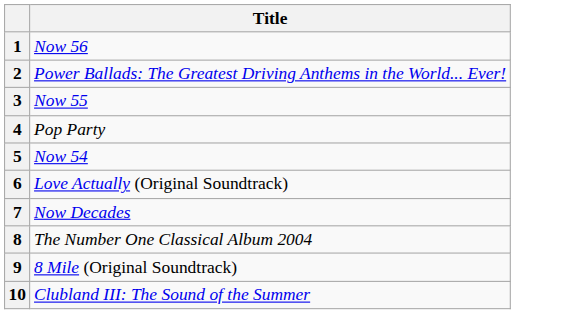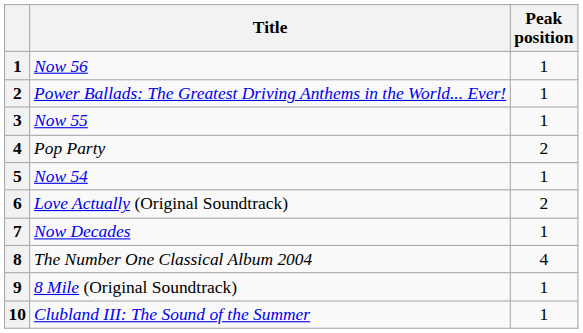+ column: (544, 28)
